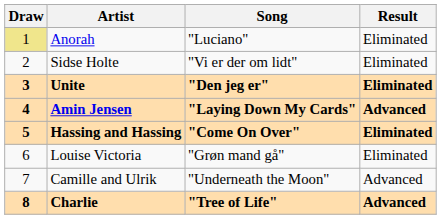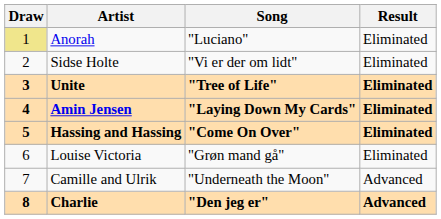(229, 86) "Den jeg er" -> (233, 86) "Tree of Life"
(394, 109) Advanced -> (398, 109) Eliminated
(233, 202) "Tree of Life" -> (229, 202) "Den jeg er"
